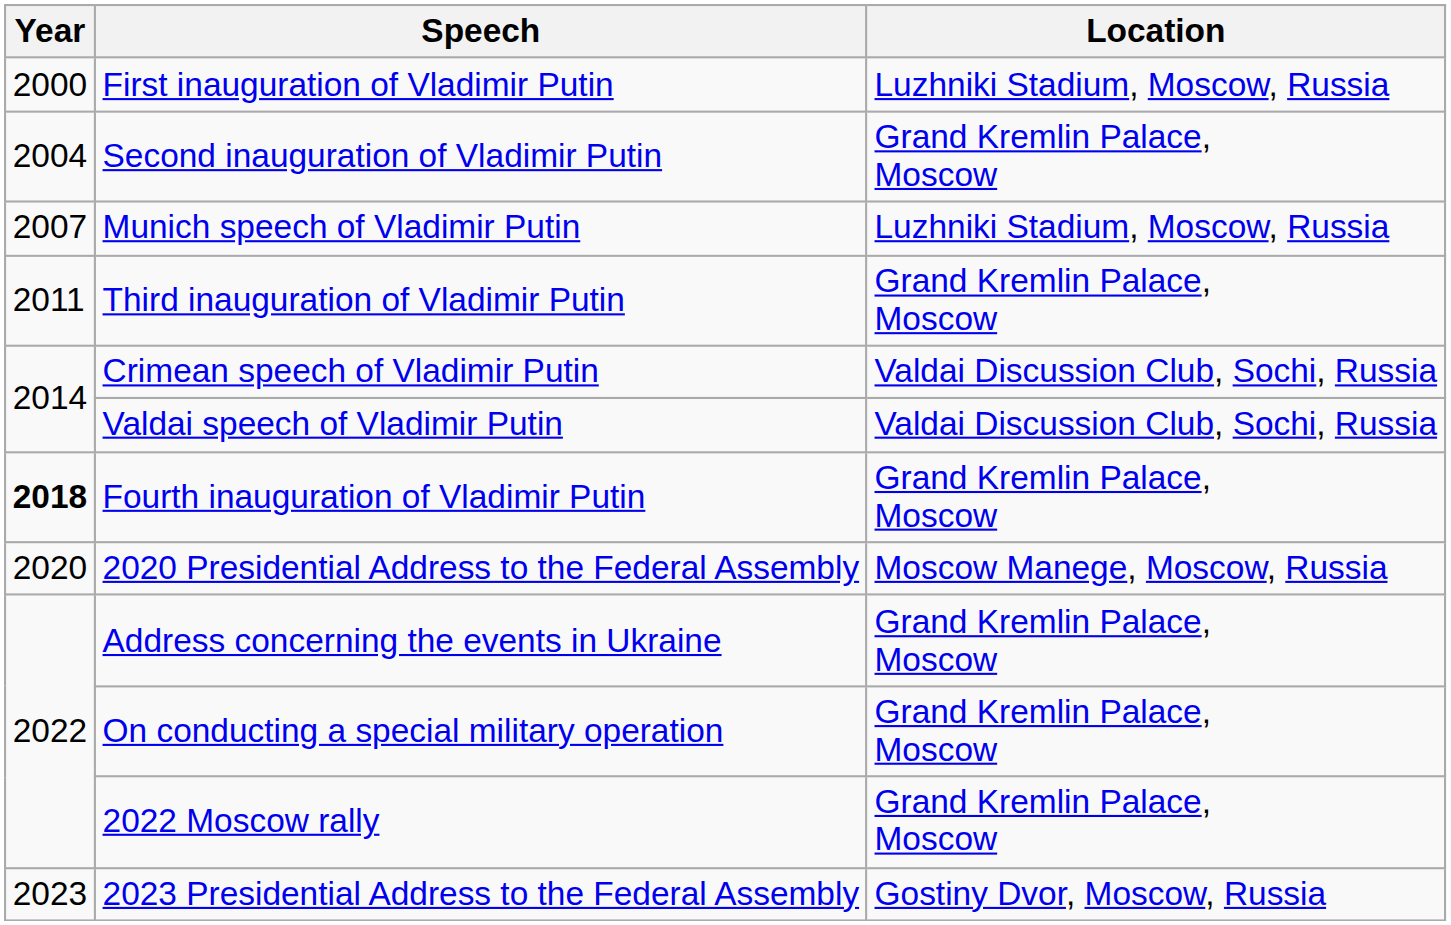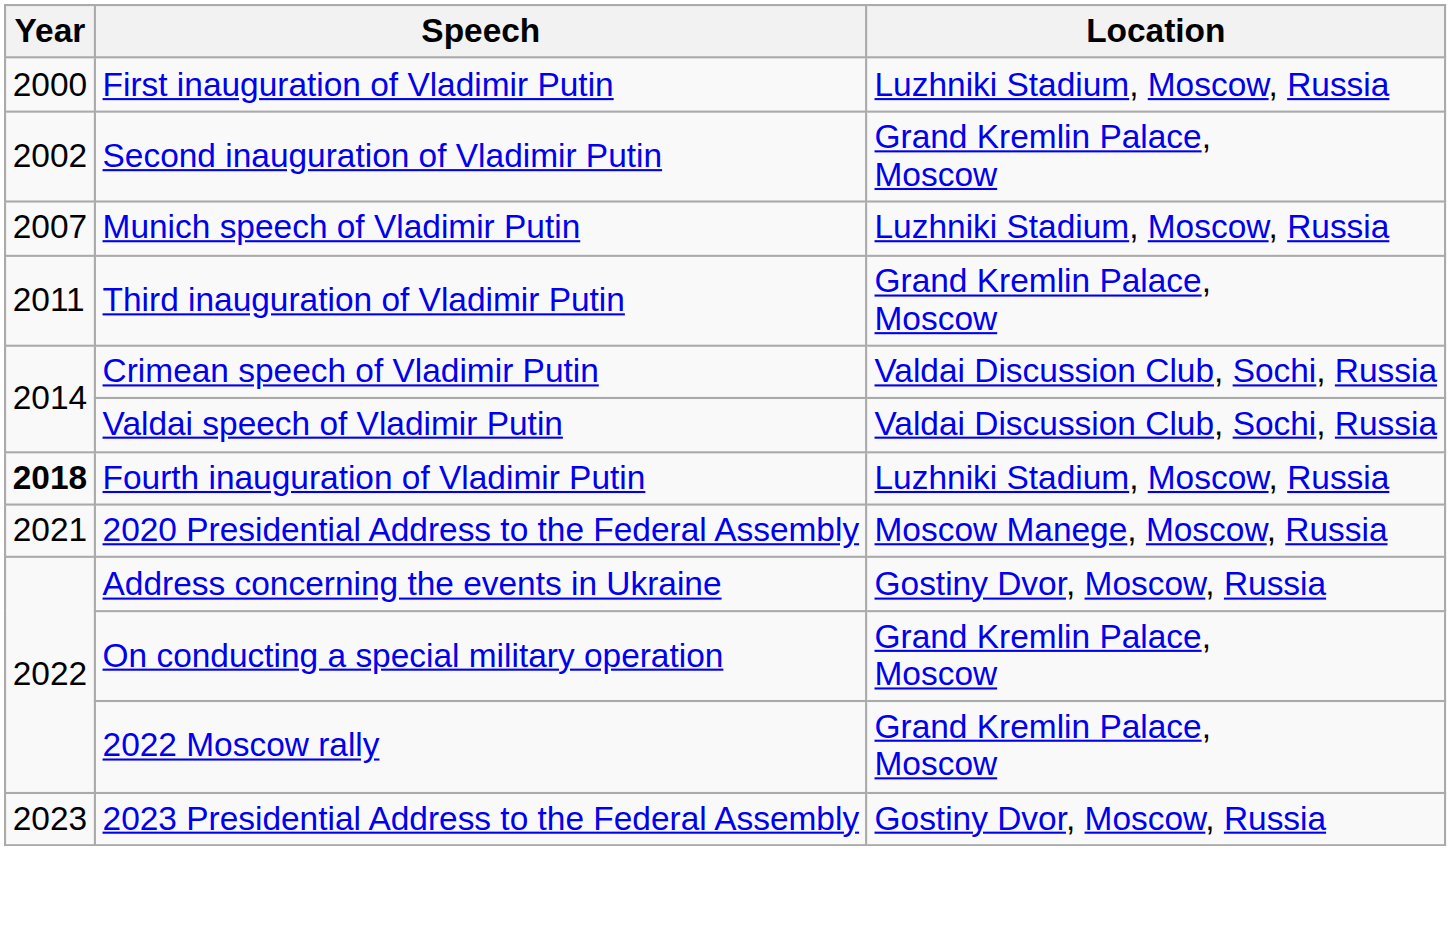(50, 155) 2004 -> (50, 155) 2002
(1043, 496) Grand Kremlin Palace, Moscow -> (1132, 477) Luzhniki Stadium, Moscow, Russia
(50, 568) 2020 -> (50, 530) 2021
(1043, 639) Grand Kremlin Palace, Moscow -> (1100, 583) Gostiny Dvor, Moscow, Russia
